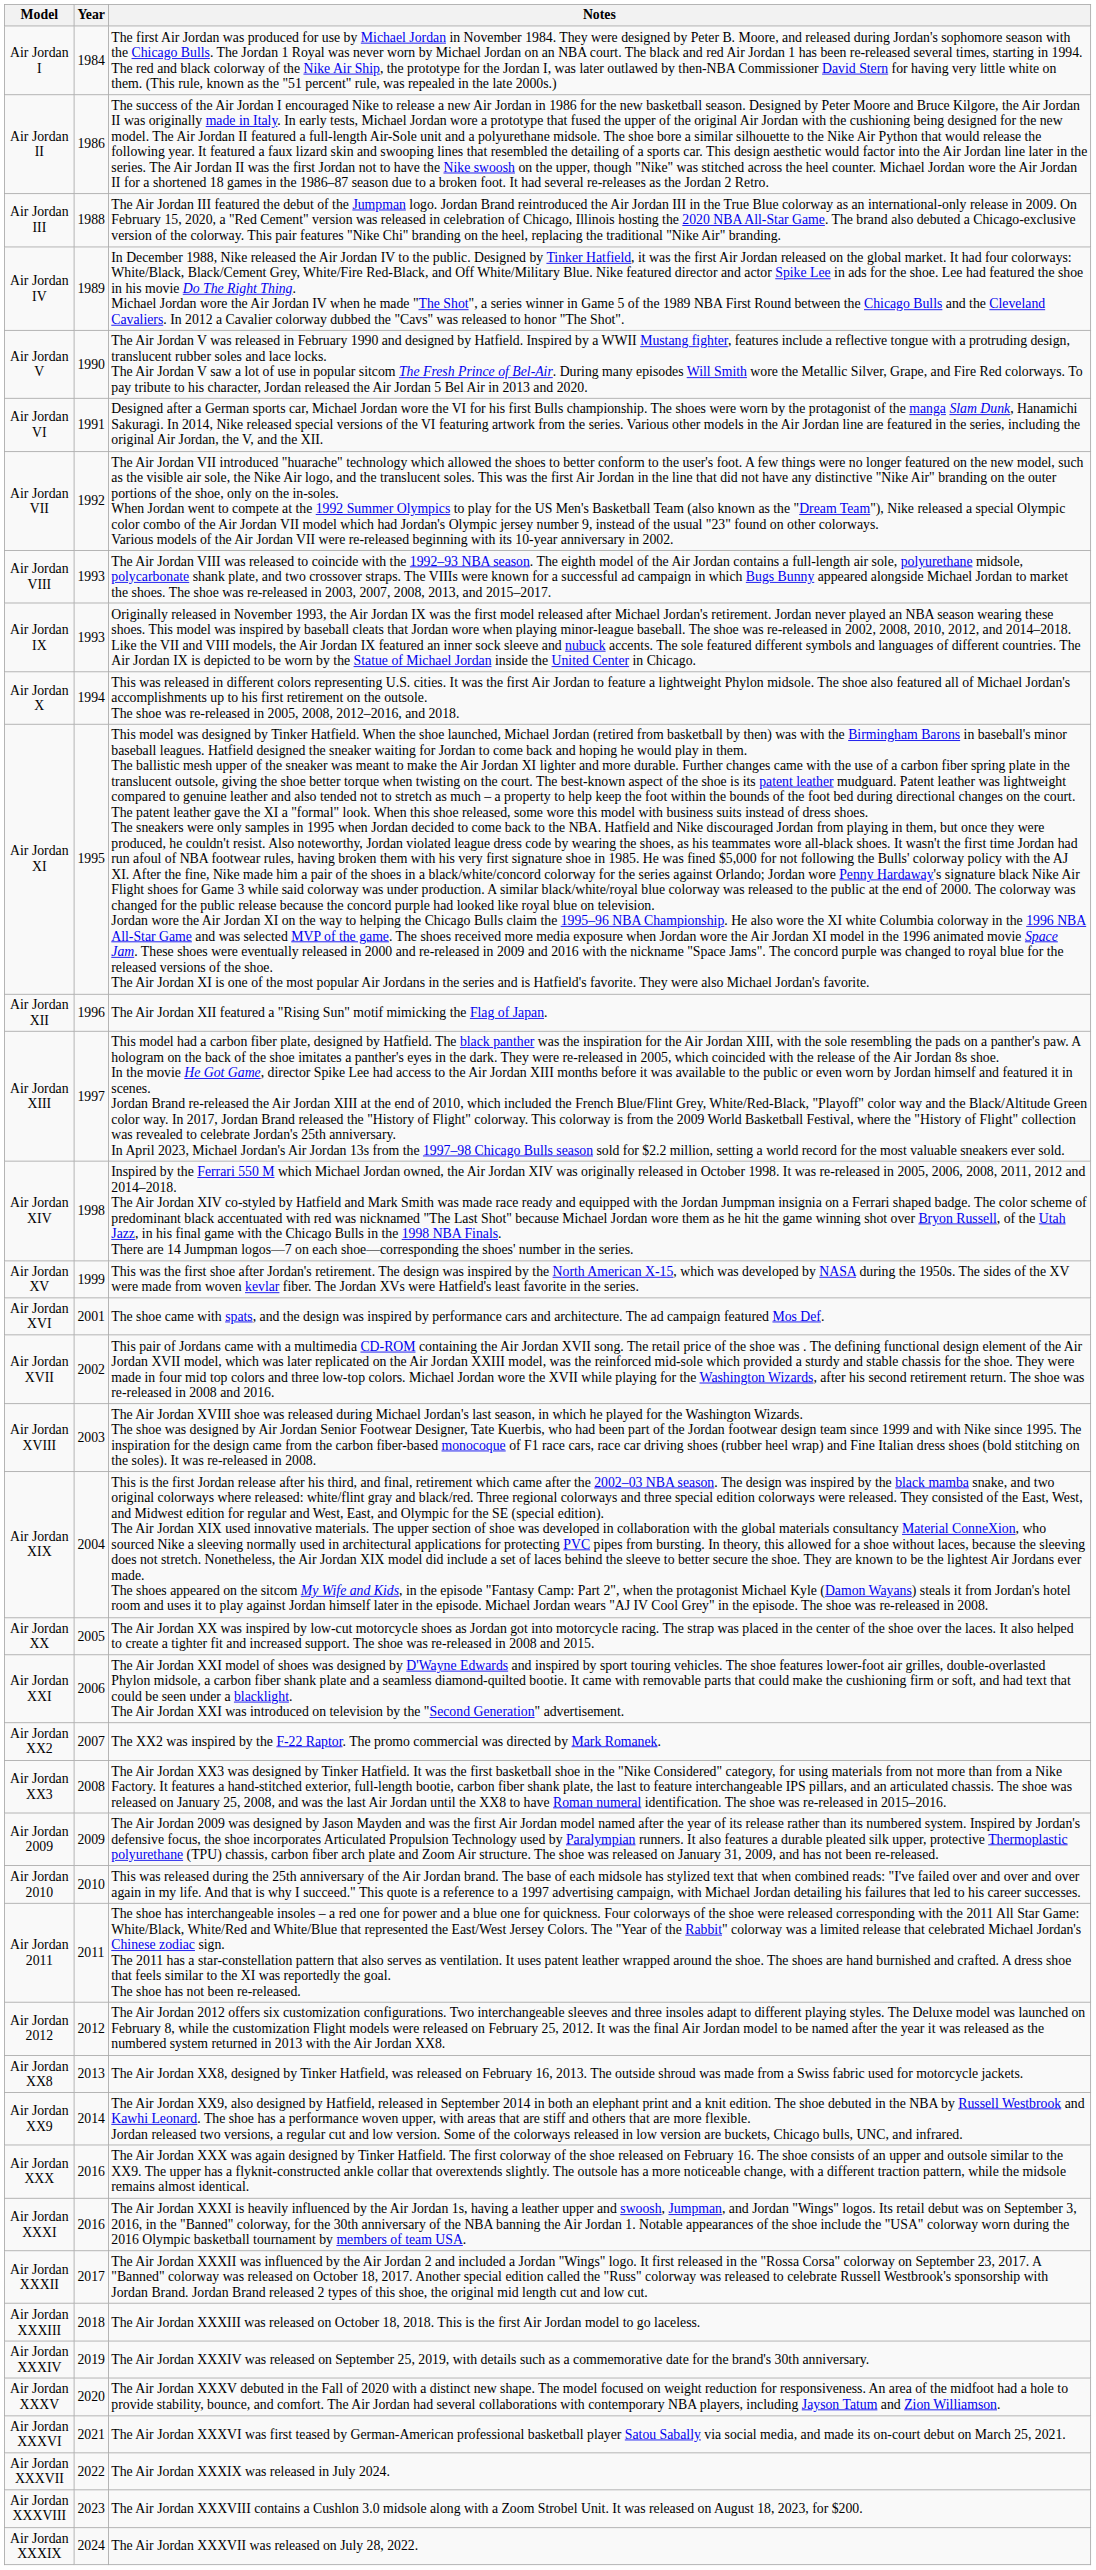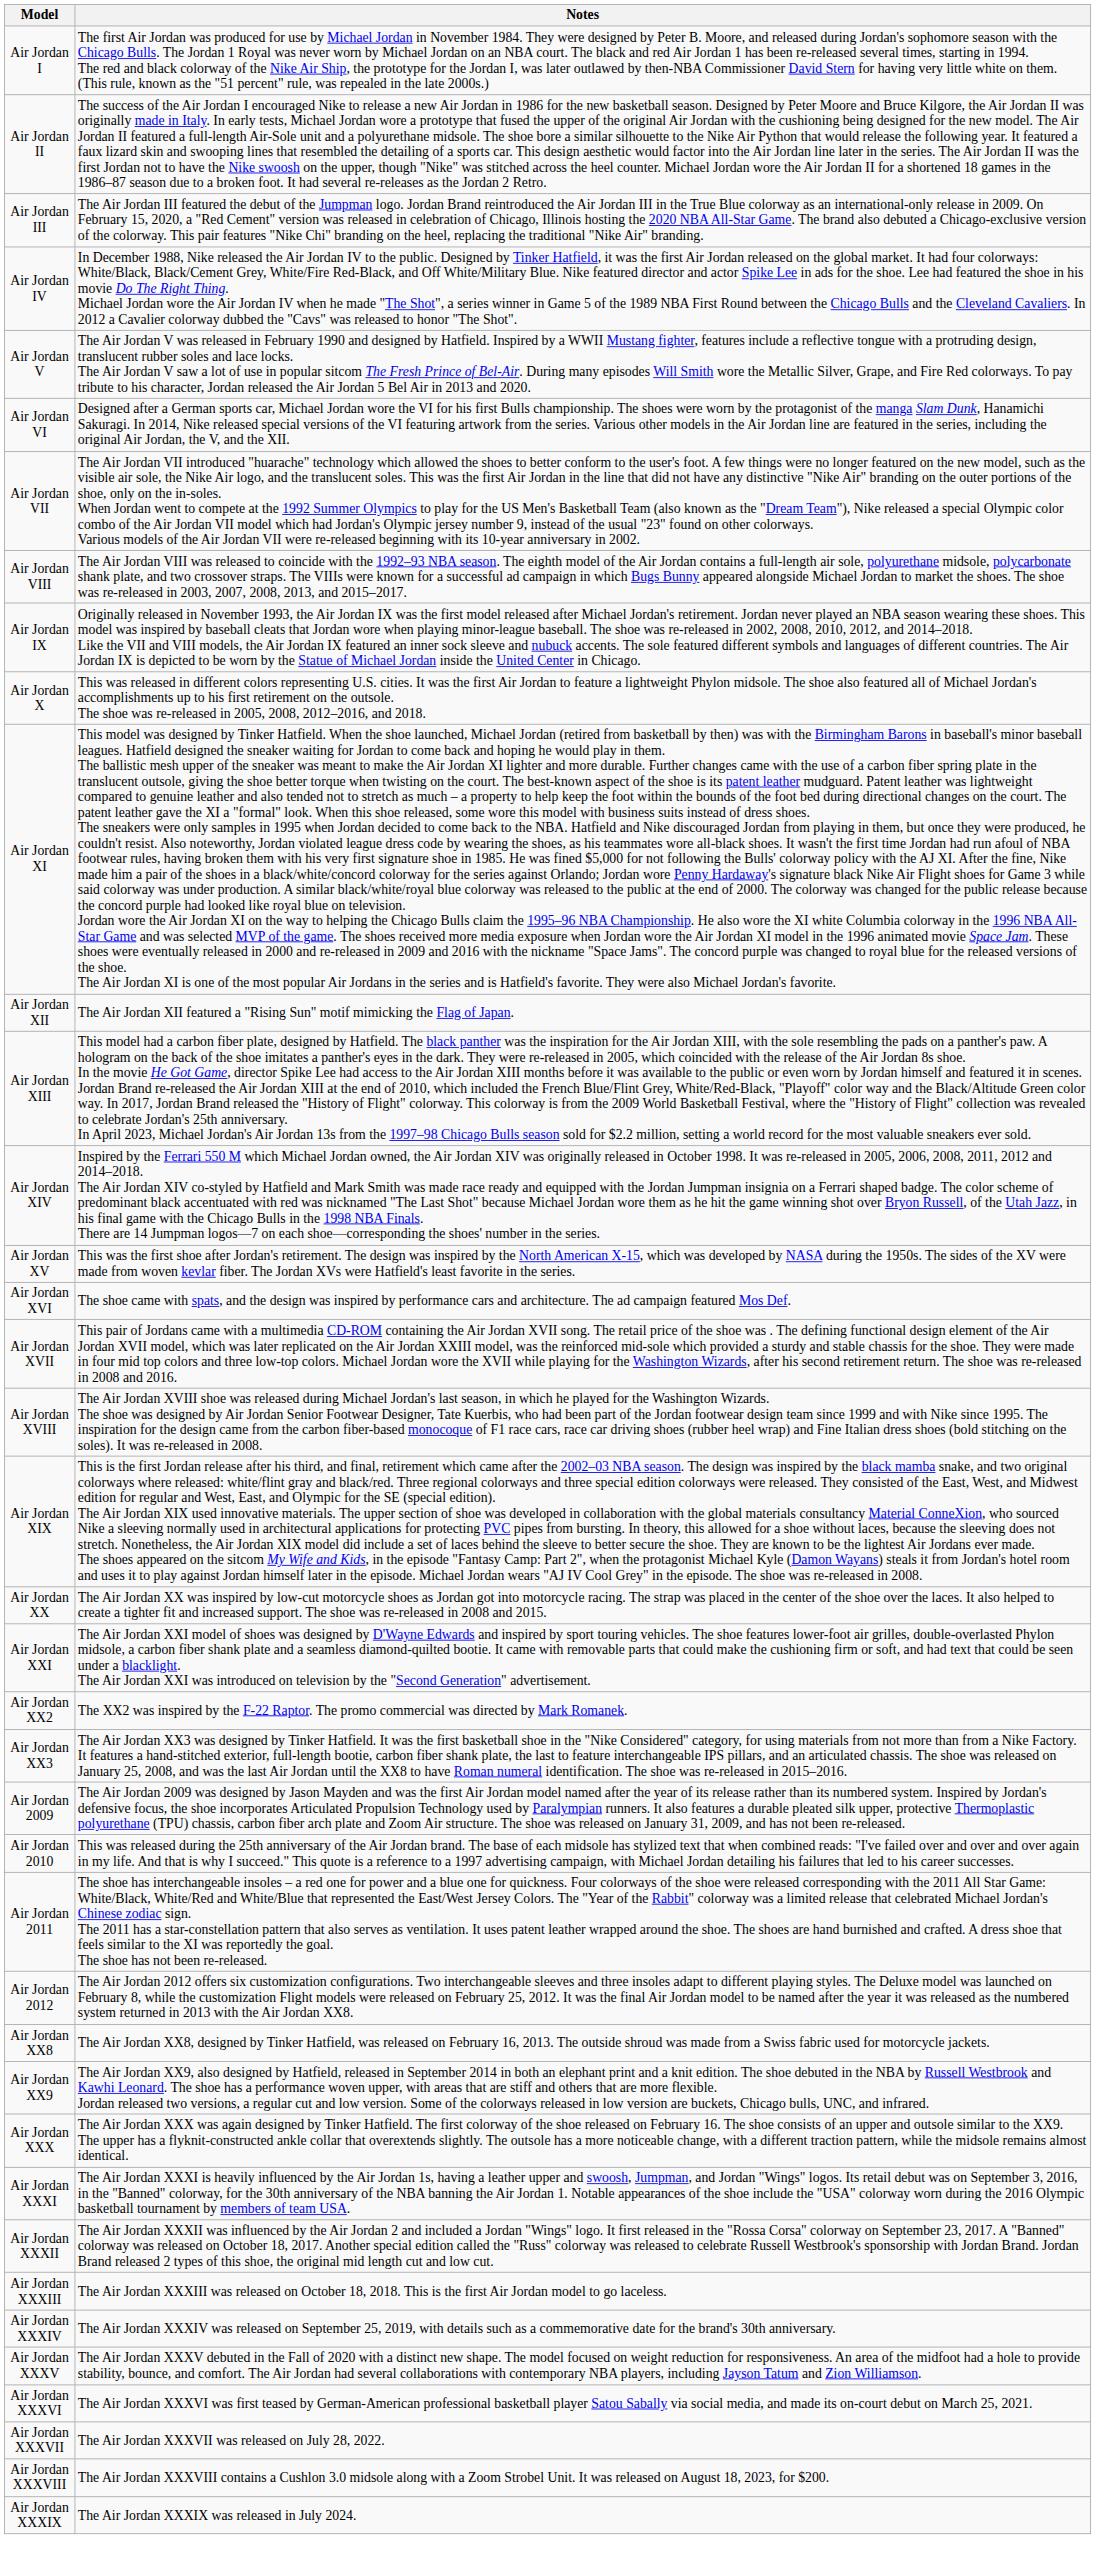- column: (91, 15)
(251, 2471) The Air Jordan XXXIX was released in July 2024. -> (231, 2440) The Air Jordan XXXVII was released on July 28, 2022.
(265, 2546) The Air Jordan XXXVII was released on July 28, 2022. -> (217, 2515) The Air Jordan XXXIX was released in July 2024.
